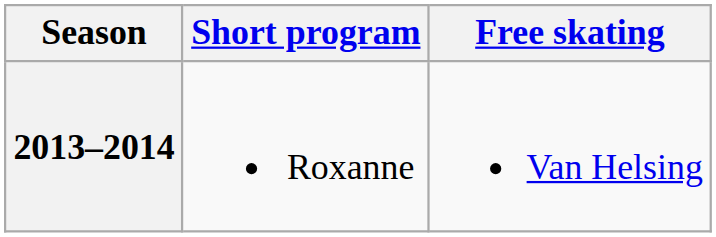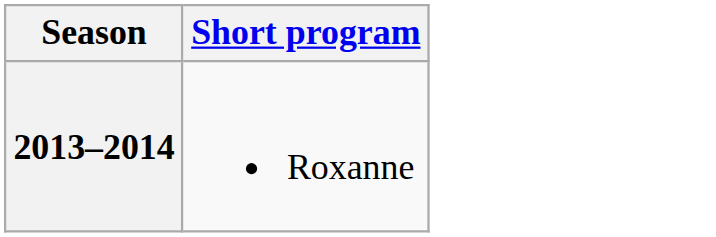- column: (570, 32)
